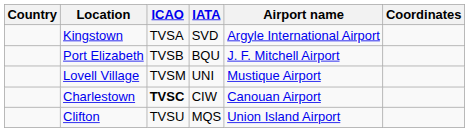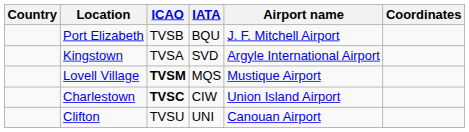rows swapped: (93, 35) <-> (103, 55)
(168, 76) normal -> (168, 76) bold
(203, 76) UNI -> (206, 76) MQS
(274, 96) Canouan Airport -> (284, 96) Union Island Airport
(206, 117) MQS -> (203, 117) UNI
(284, 117) Union Island Airport -> (274, 117) Canouan Airport
